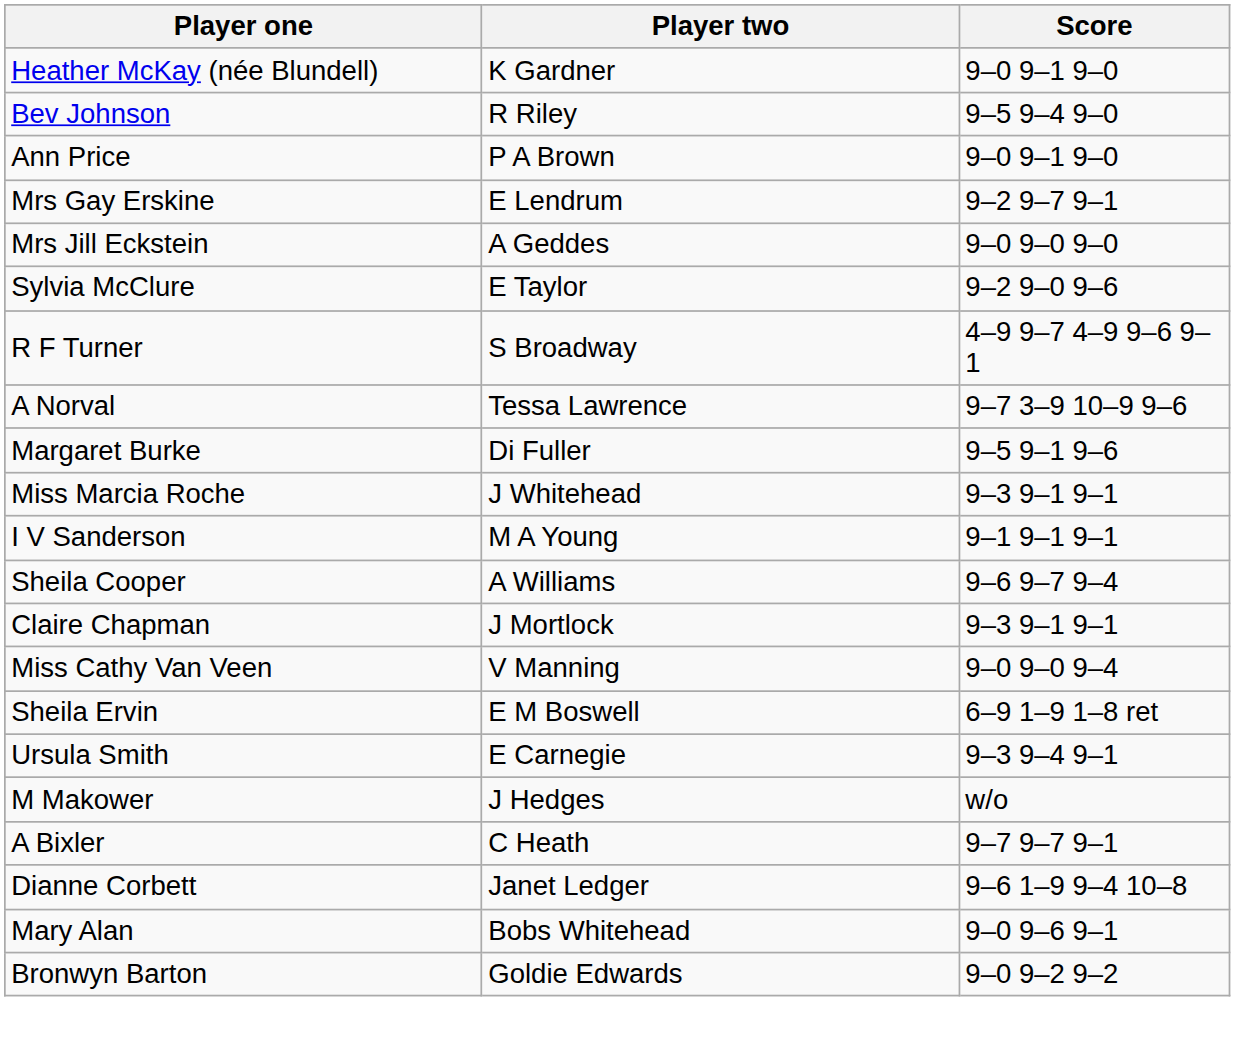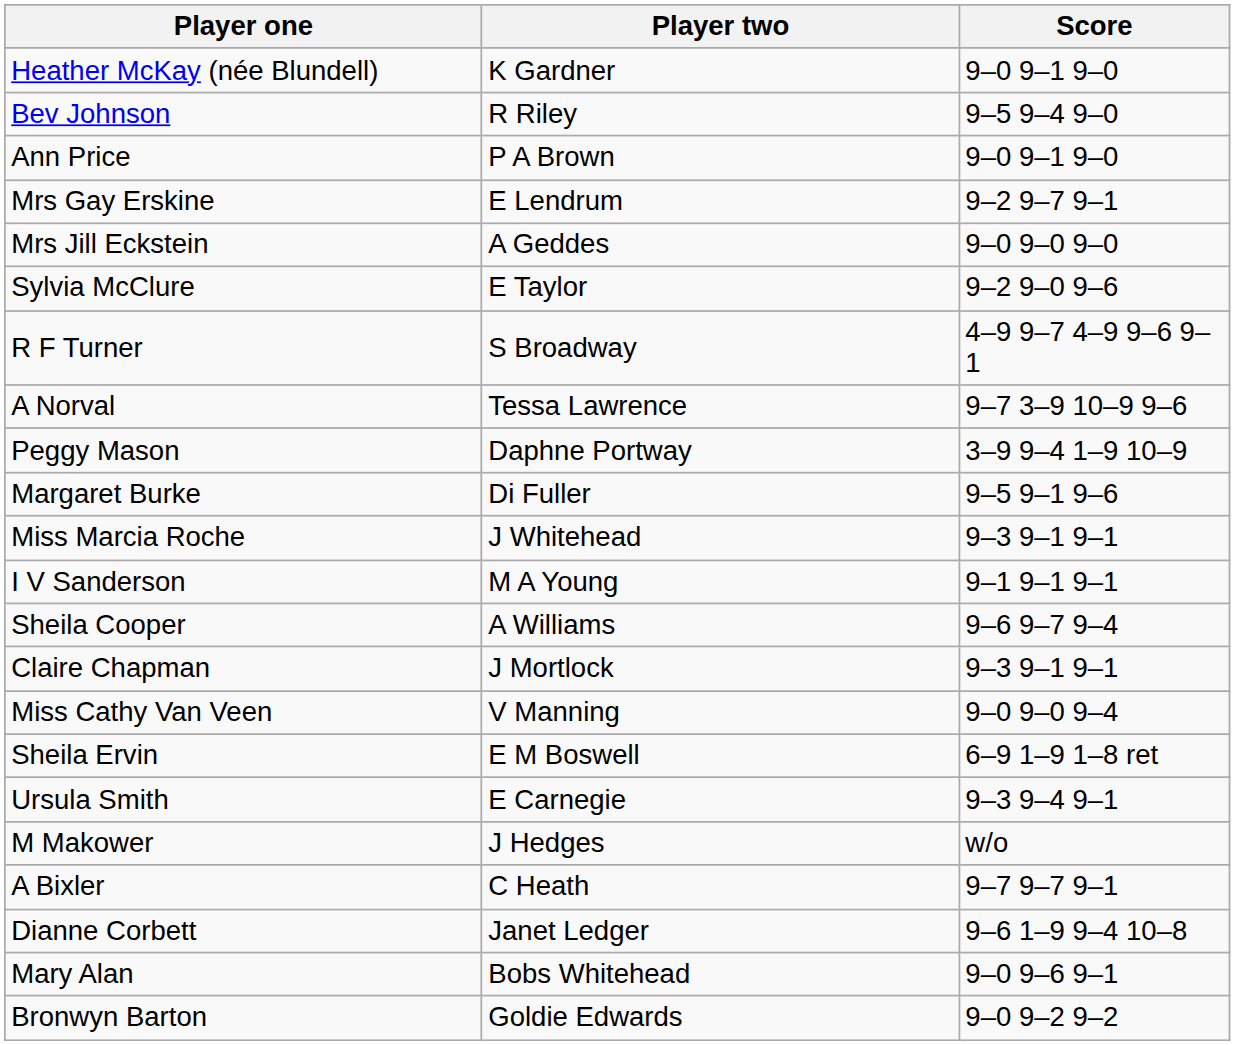+ row: (95, 450)
